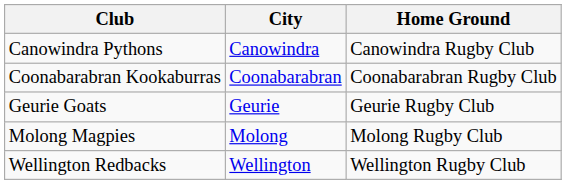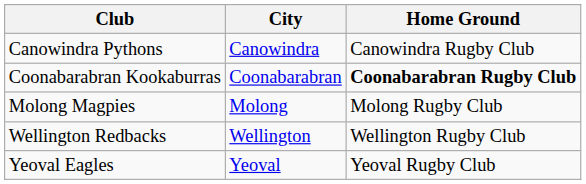(453, 77) normal -> (463, 77) bold
- row: (58, 106)
+ row: (61, 164)
